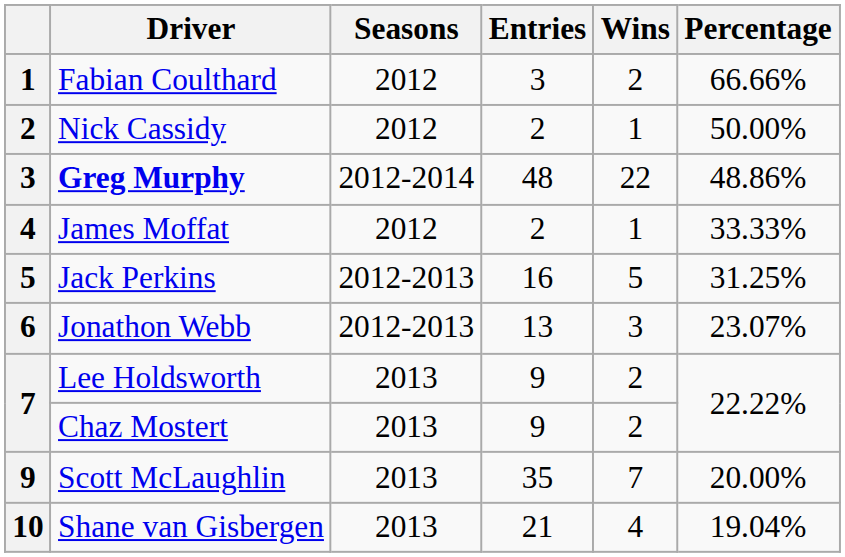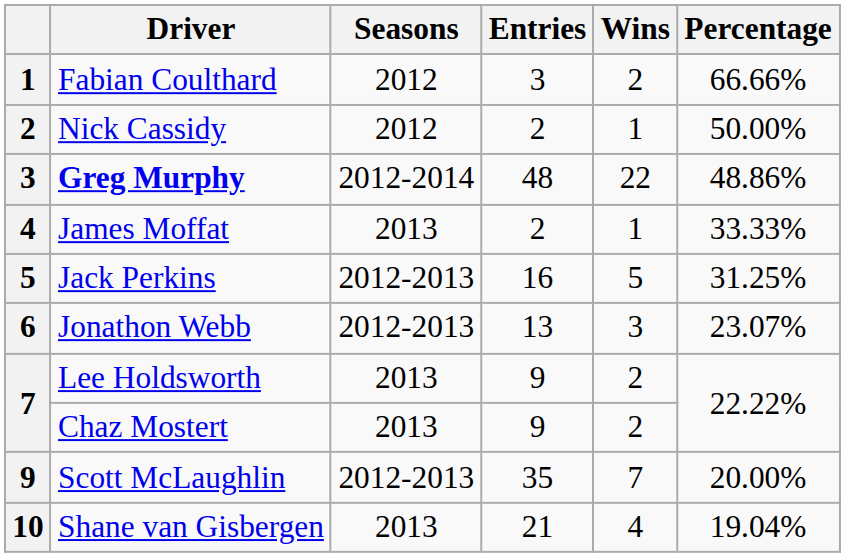(406, 228) 2012 -> (406, 228) 2013
(406, 476) 2013 -> (406, 476) 2012-2013
